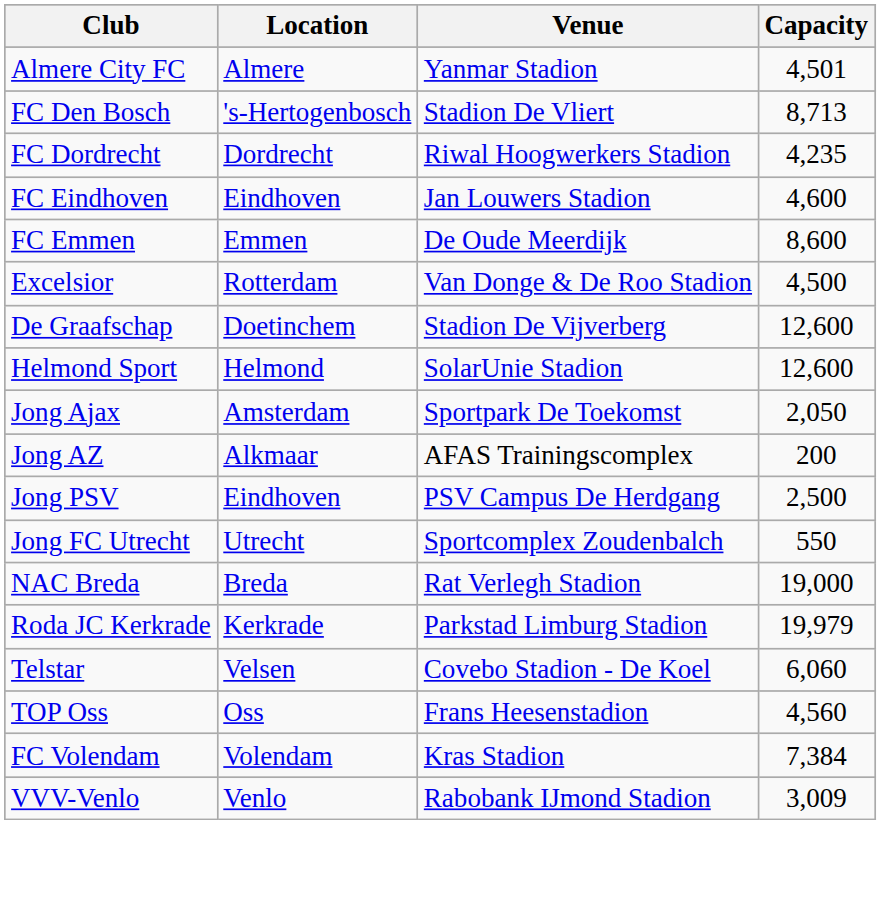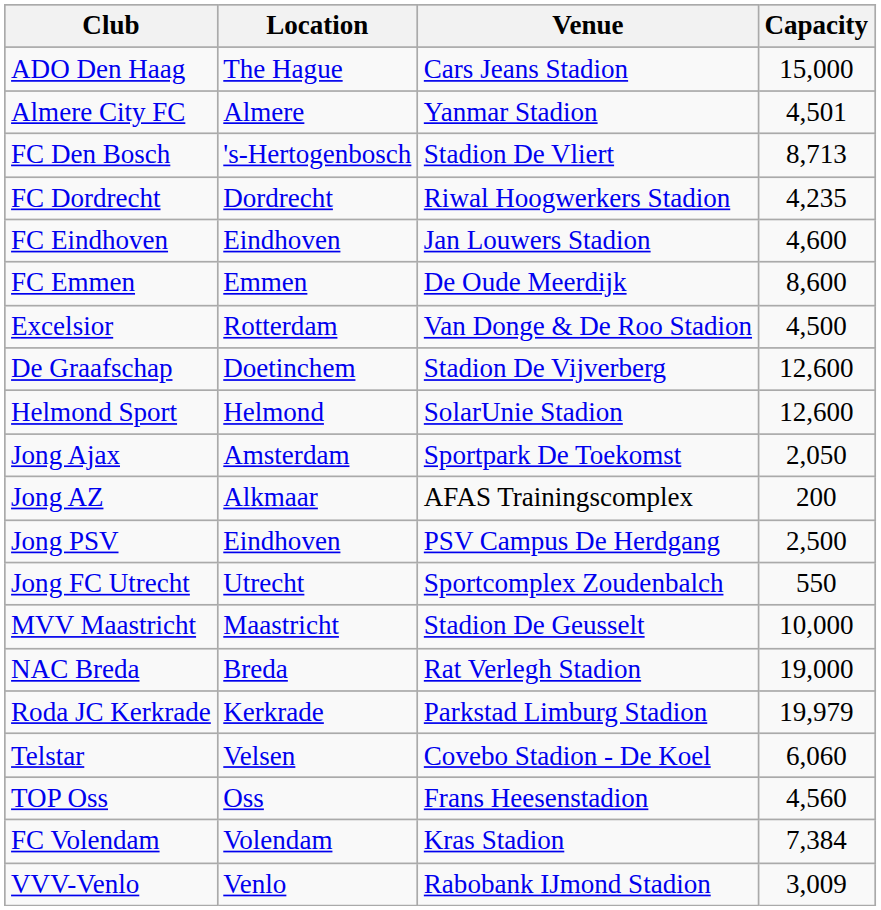+ row: (98, 68)
+ row: (104, 626)
